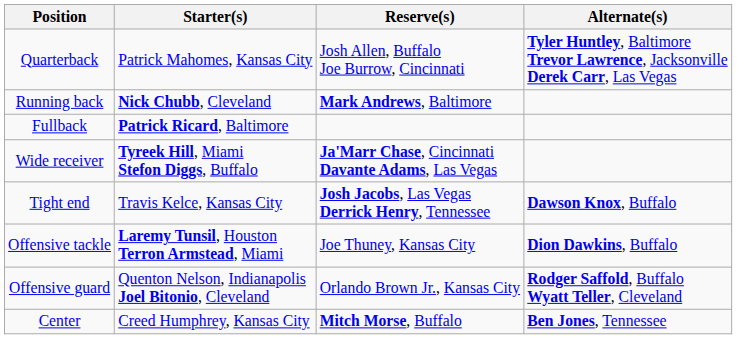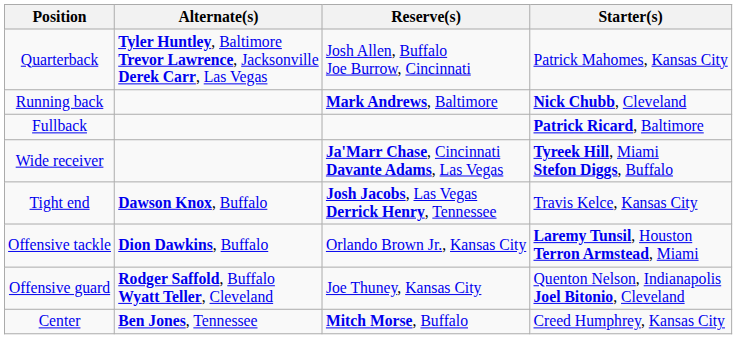columns swapped: (215, 16) <-> (627, 16)
(397, 245) Joe Thuney, Kansas City -> (426, 245) Orlando Brown Jr., Kansas City
(420, 288) Orlando Brown Jr., Kansas City -> (404, 288) Joe Thuney, Kansas City
